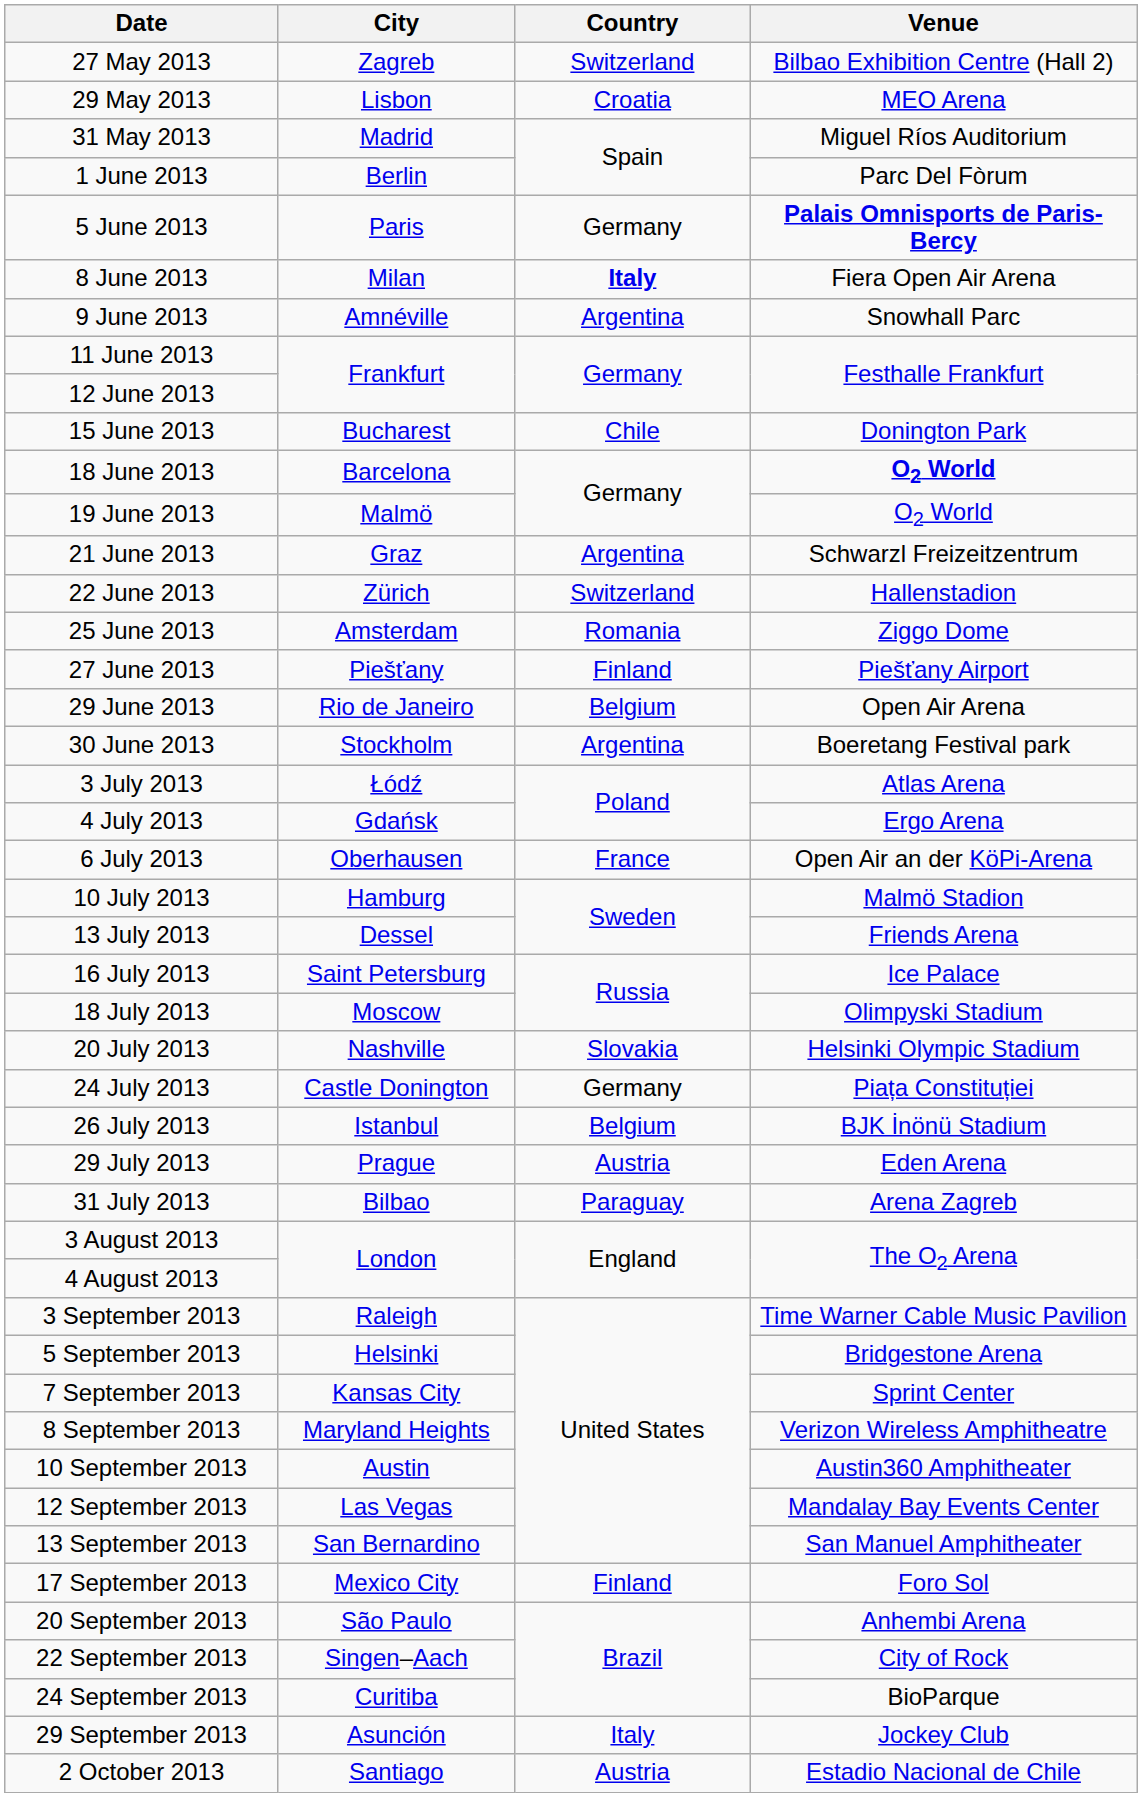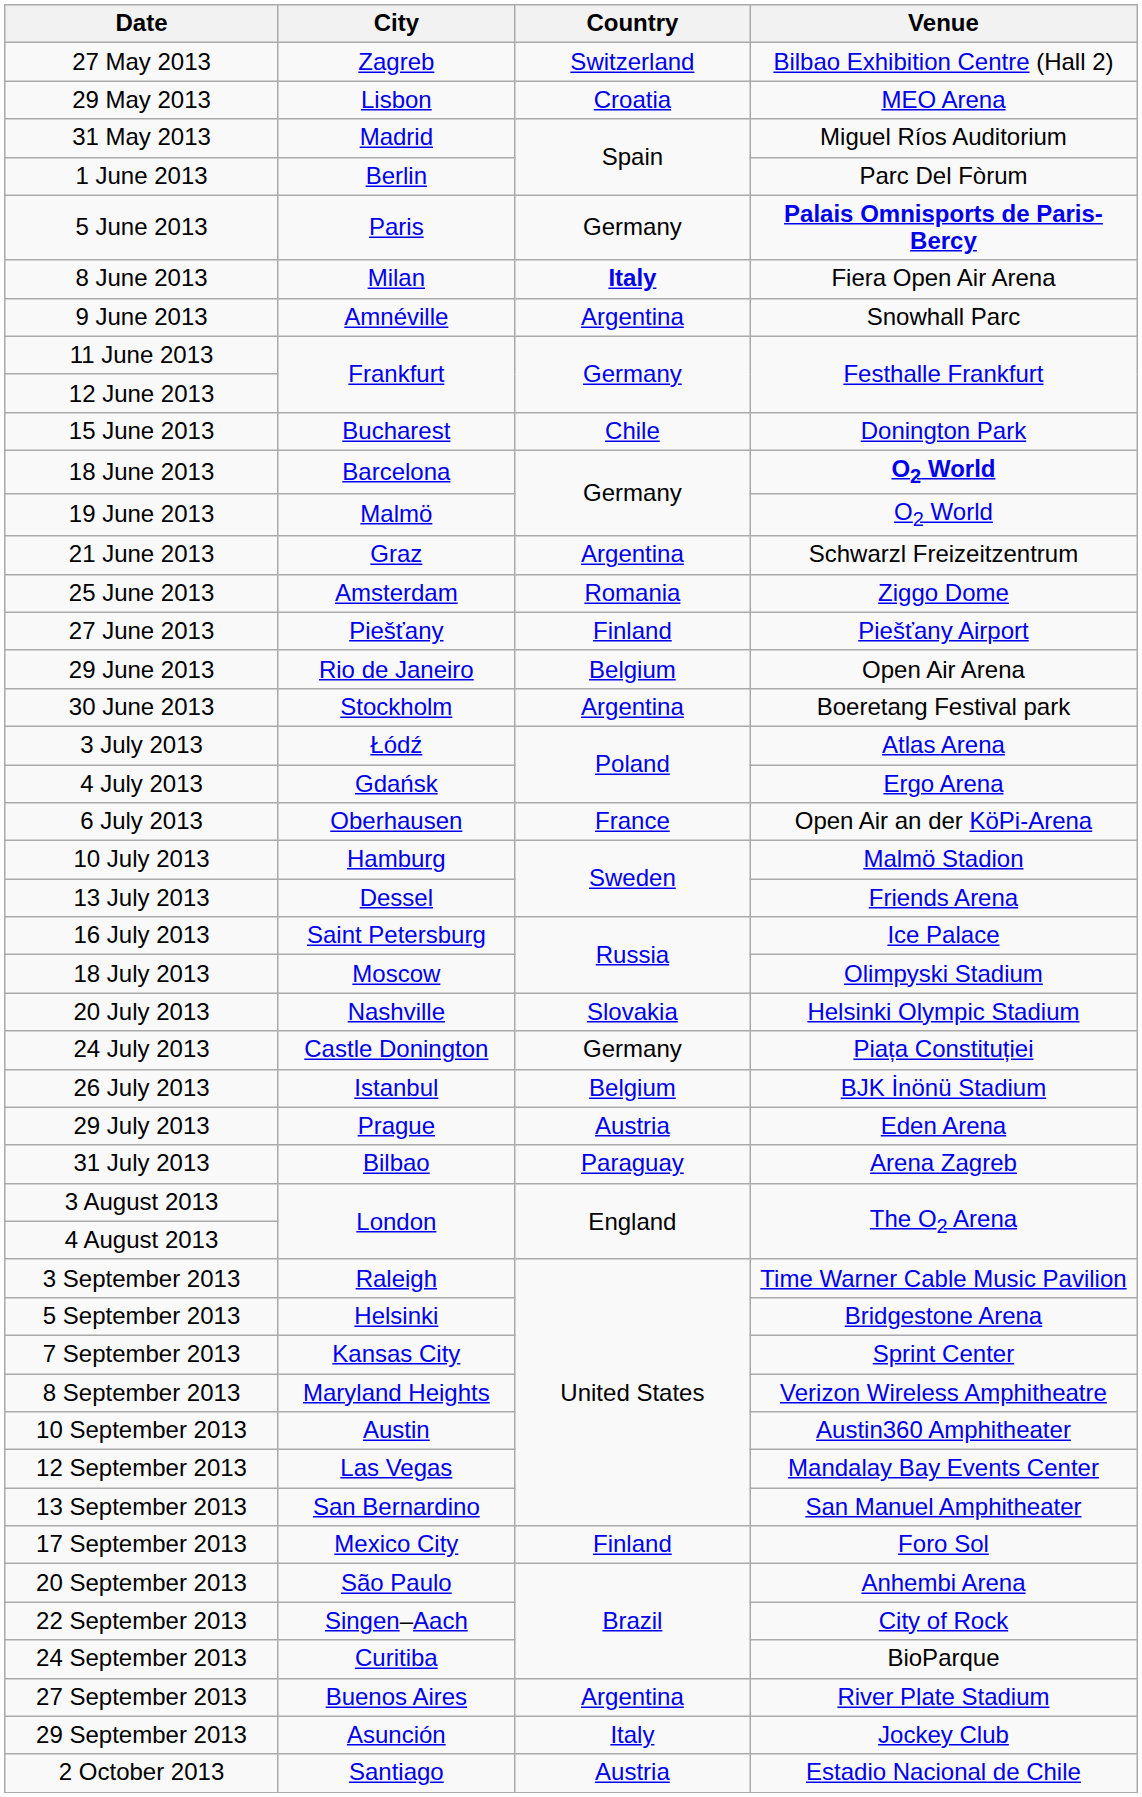- row: (142, 592)
+ row: (142, 1696)
